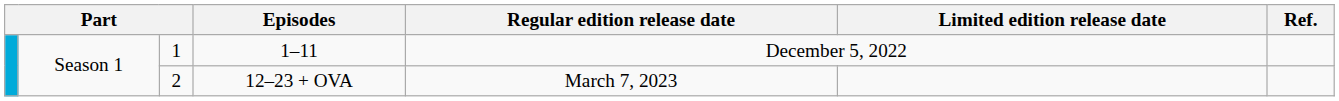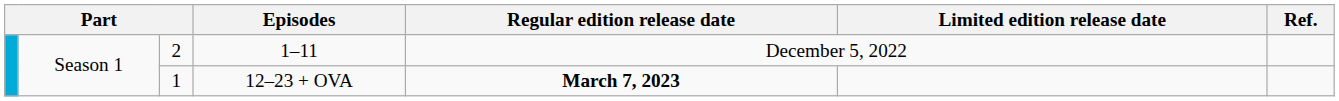(176, 50) 1 -> (176, 50) 2
(176, 80) 2 -> (176, 80) 1
(621, 80) normal -> (621, 80) bold
